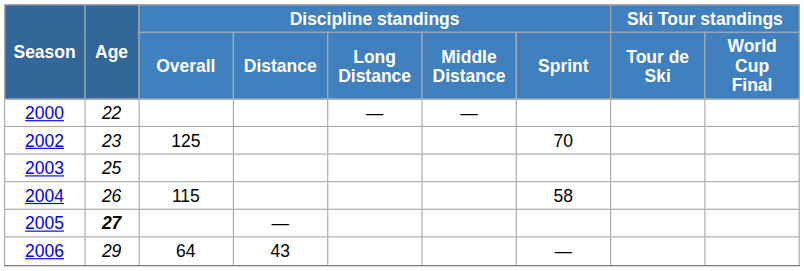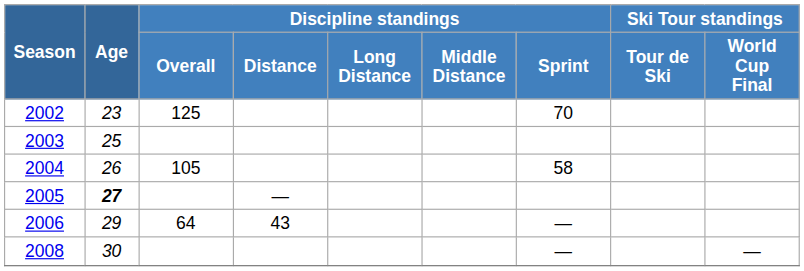- row: (45, 113)
(186, 196) 115 -> (186, 168) 105
+ row: (45, 251)
